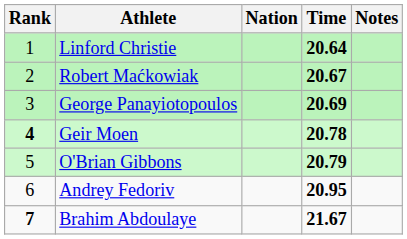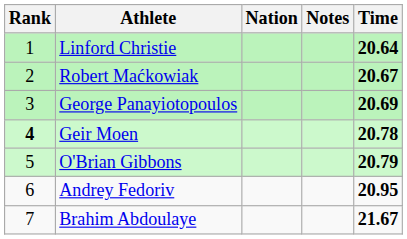columns swapped: (326, 18) <-> (377, 18)
(30, 219) bold -> (30, 219) normal
